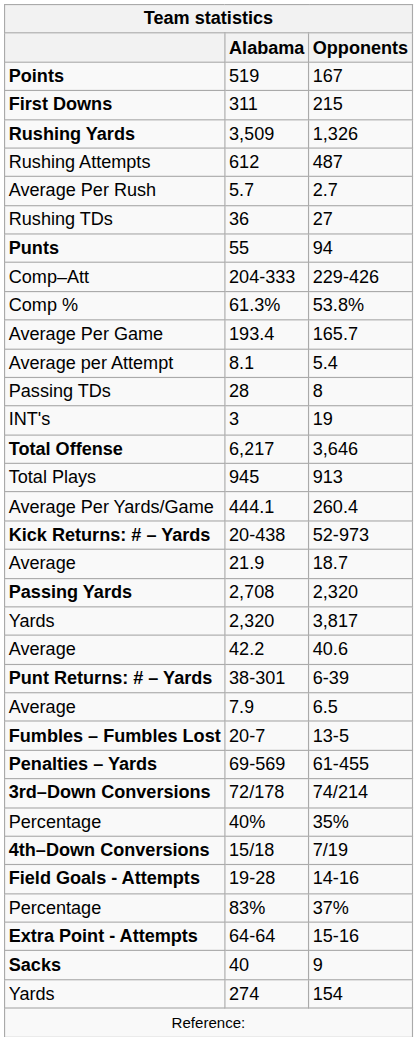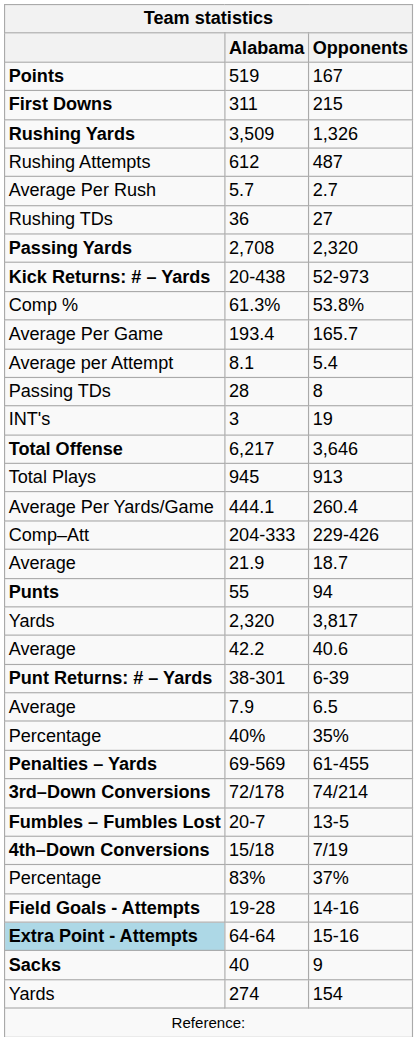rows swapped: (252, 592) <-> (239, 248)
rows swapped: (262, 276) <-> (257, 534)
rows swapped: (247, 735) <-> (247, 821)
rows swapped: (247, 907) <-> (252, 879)
(103, 936) no background -> (103, 936) lightblue background
